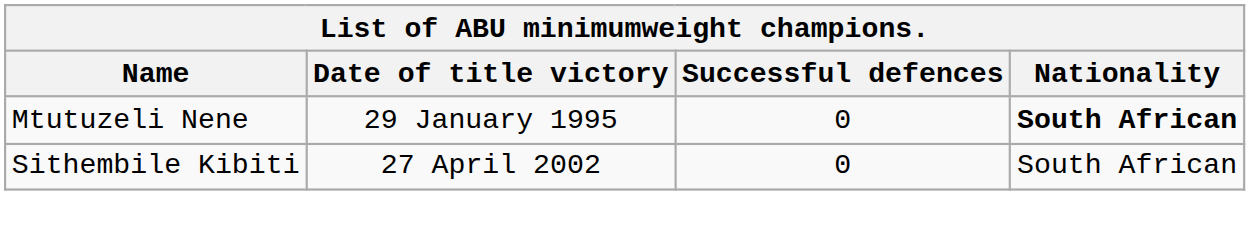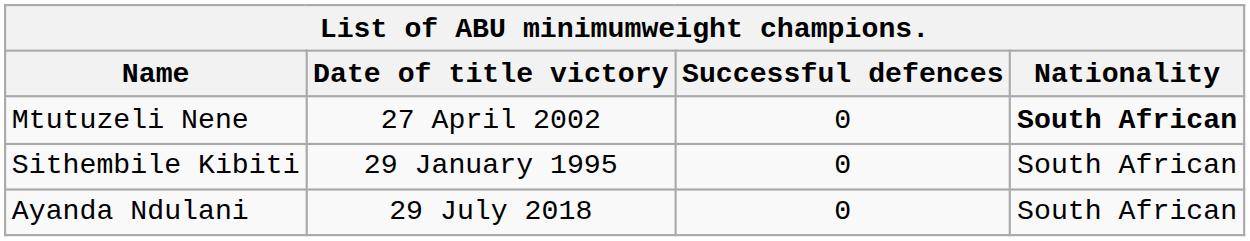(491, 120) 29 January 1995 -> (491, 120) 27 April 2002
(491, 166) 27 April 2002 -> (491, 166) 29 January 1995
+ row: (130, 212)
